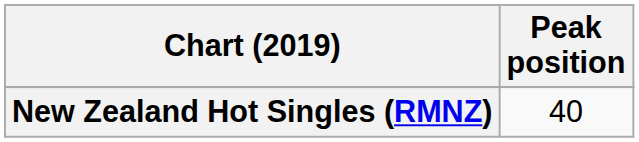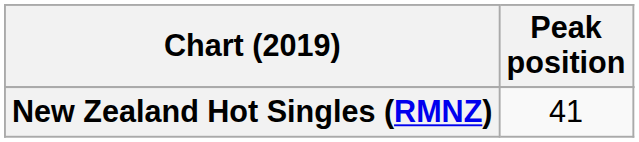(566, 111) 40 -> (566, 111) 41
